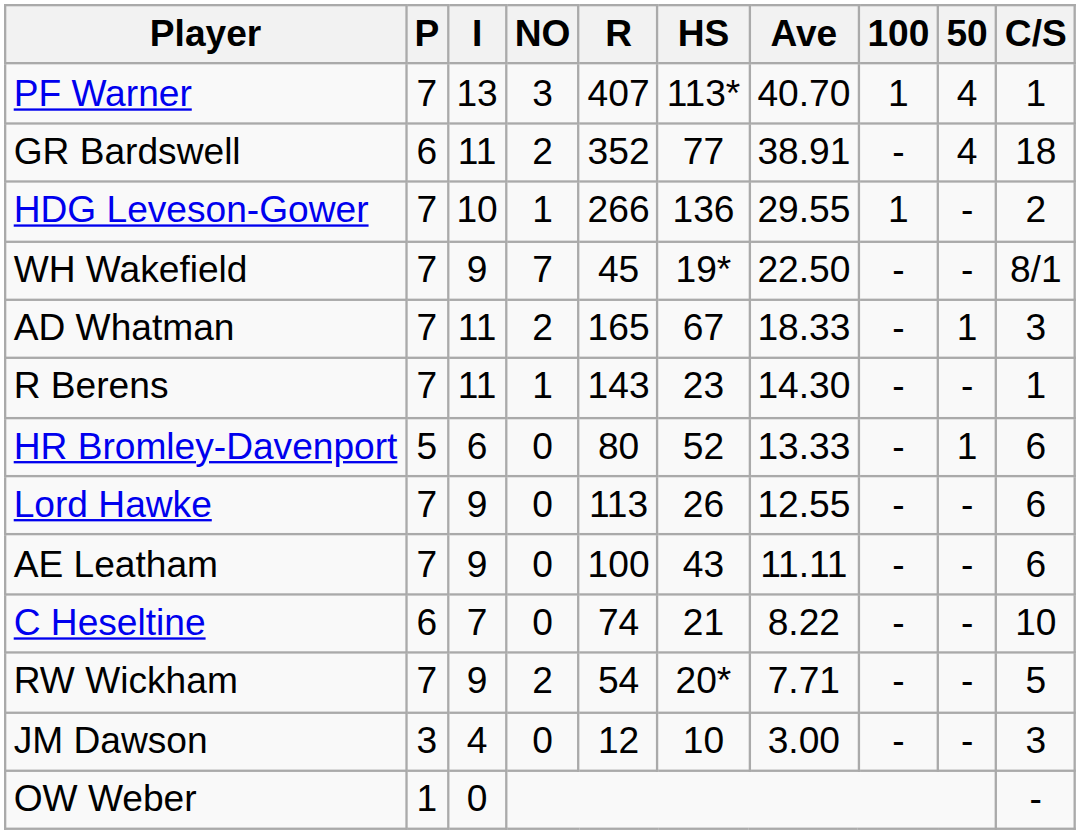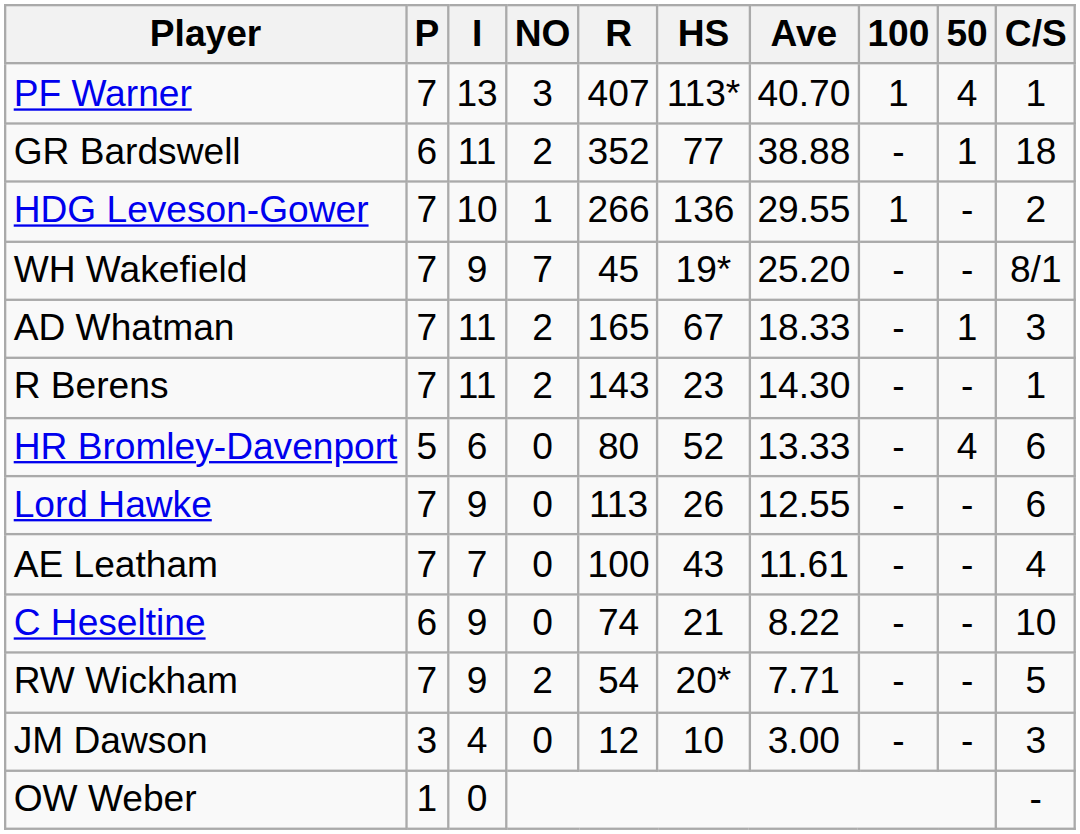(804, 151) 38.91 -> (804, 151) 38.88
(967, 151) 4 -> (967, 151) 1
(804, 269) 22.50 -> (804, 269) 25.20
(543, 387) 1 -> (543, 387) 2
(967, 446) 1 -> (967, 446) 4
(477, 563) 9 -> (477, 563) 7
(804, 563) 11.11 -> (804, 563) 11.61
(1036, 563) 6 -> (1036, 563) 4
(477, 622) 7 -> (477, 622) 9
